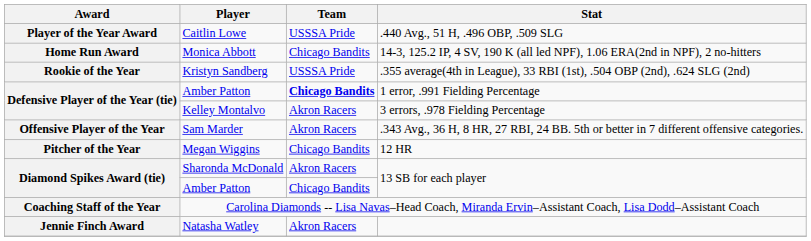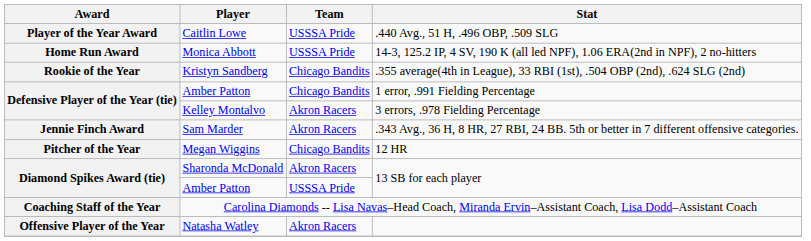(329, 52) Chicago Bandits -> (322, 52) USSSA Pride
(322, 71) USSSA Pride -> (329, 71) Chicago Bandits
(332, 91) bold -> (329, 91) normal
(92, 129) Offensive Player of the Year -> (92, 129) Jennie Finch Award
(329, 187) Chicago Bandits -> (322, 187) USSSA Pride
(92, 226) Jennie Finch Award -> (92, 226) Offensive Player of the Year
